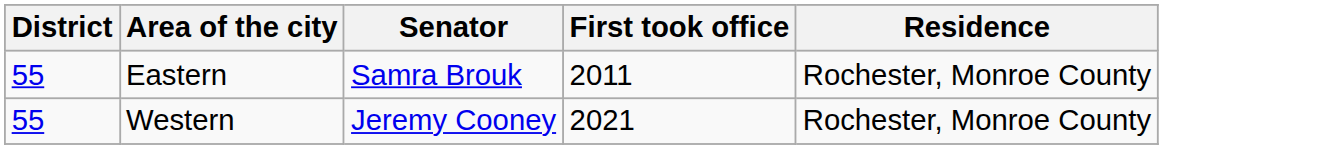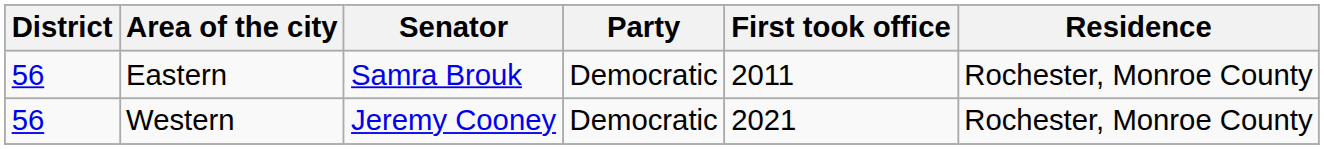+ column: (644, 27)
(28, 74) 55 -> (28, 74) 56
(28, 120) 55 -> (28, 120) 56
